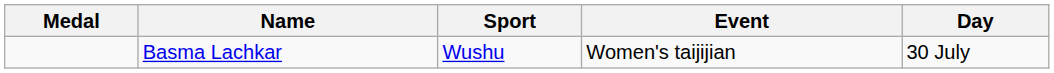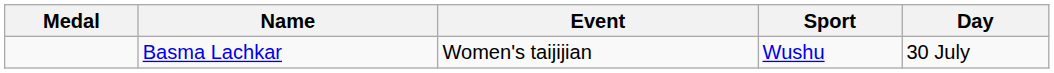columns swapped: (510, 21) <-> (742, 21)
